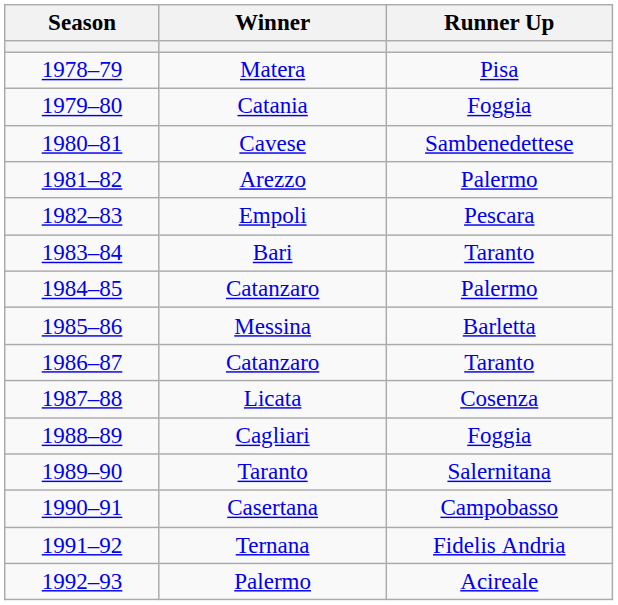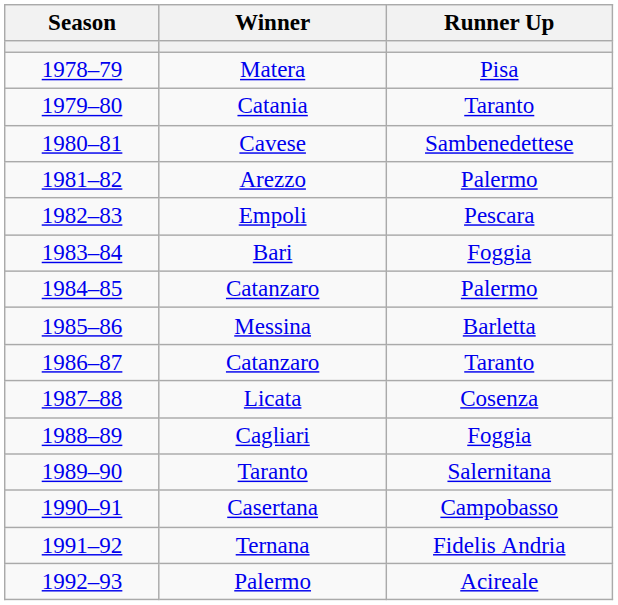(499, 106) Foggia -> (499, 106) Taranto
(499, 252) Taranto -> (499, 252) Foggia
